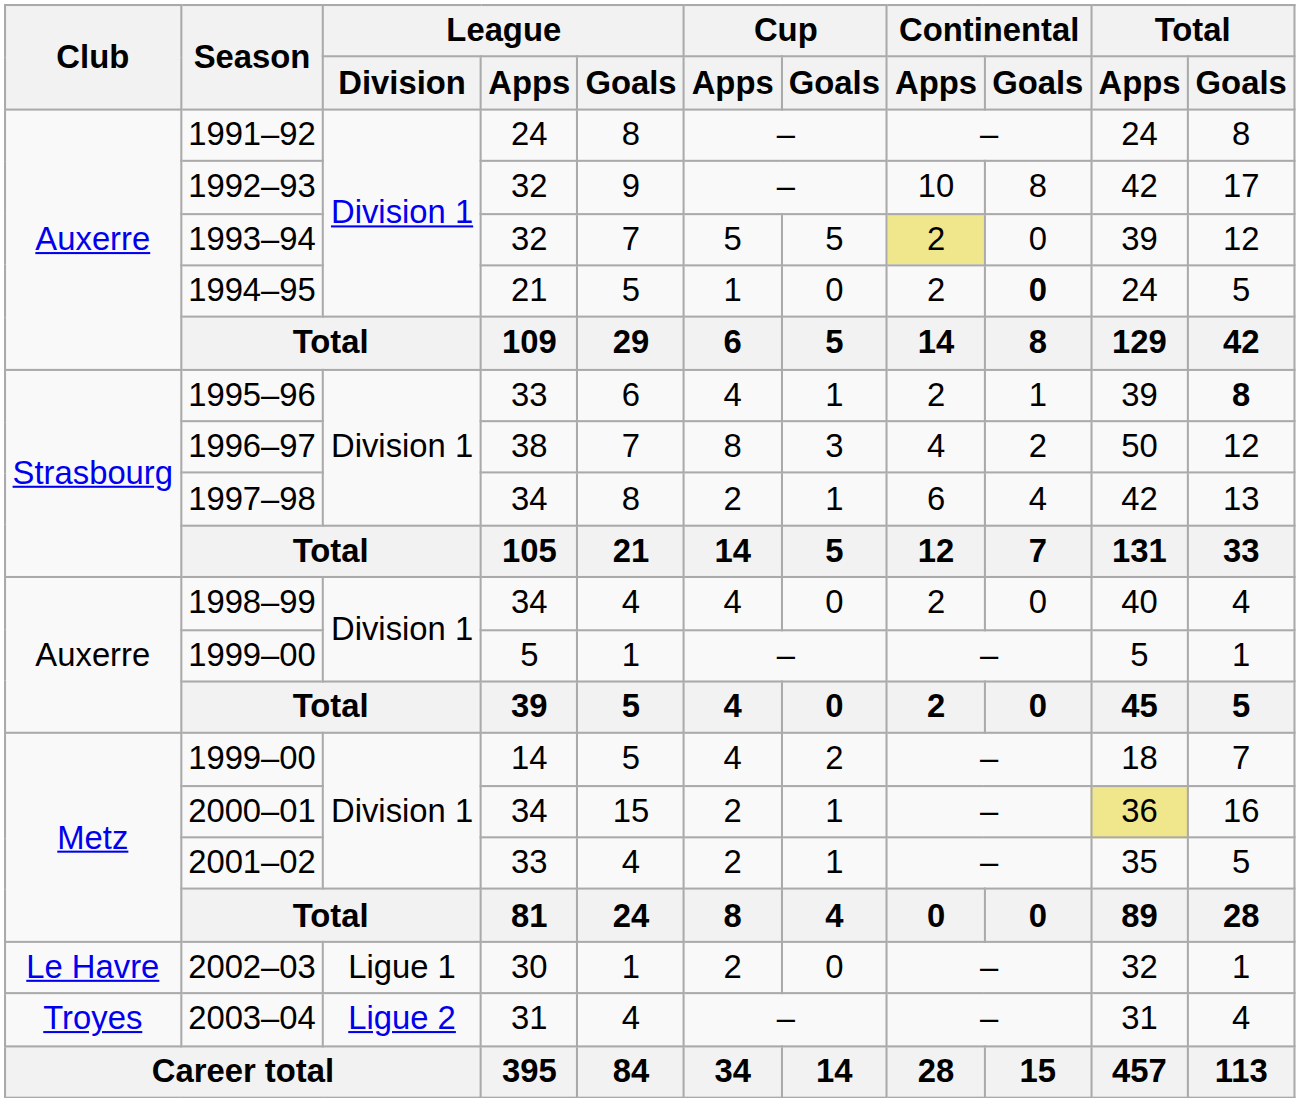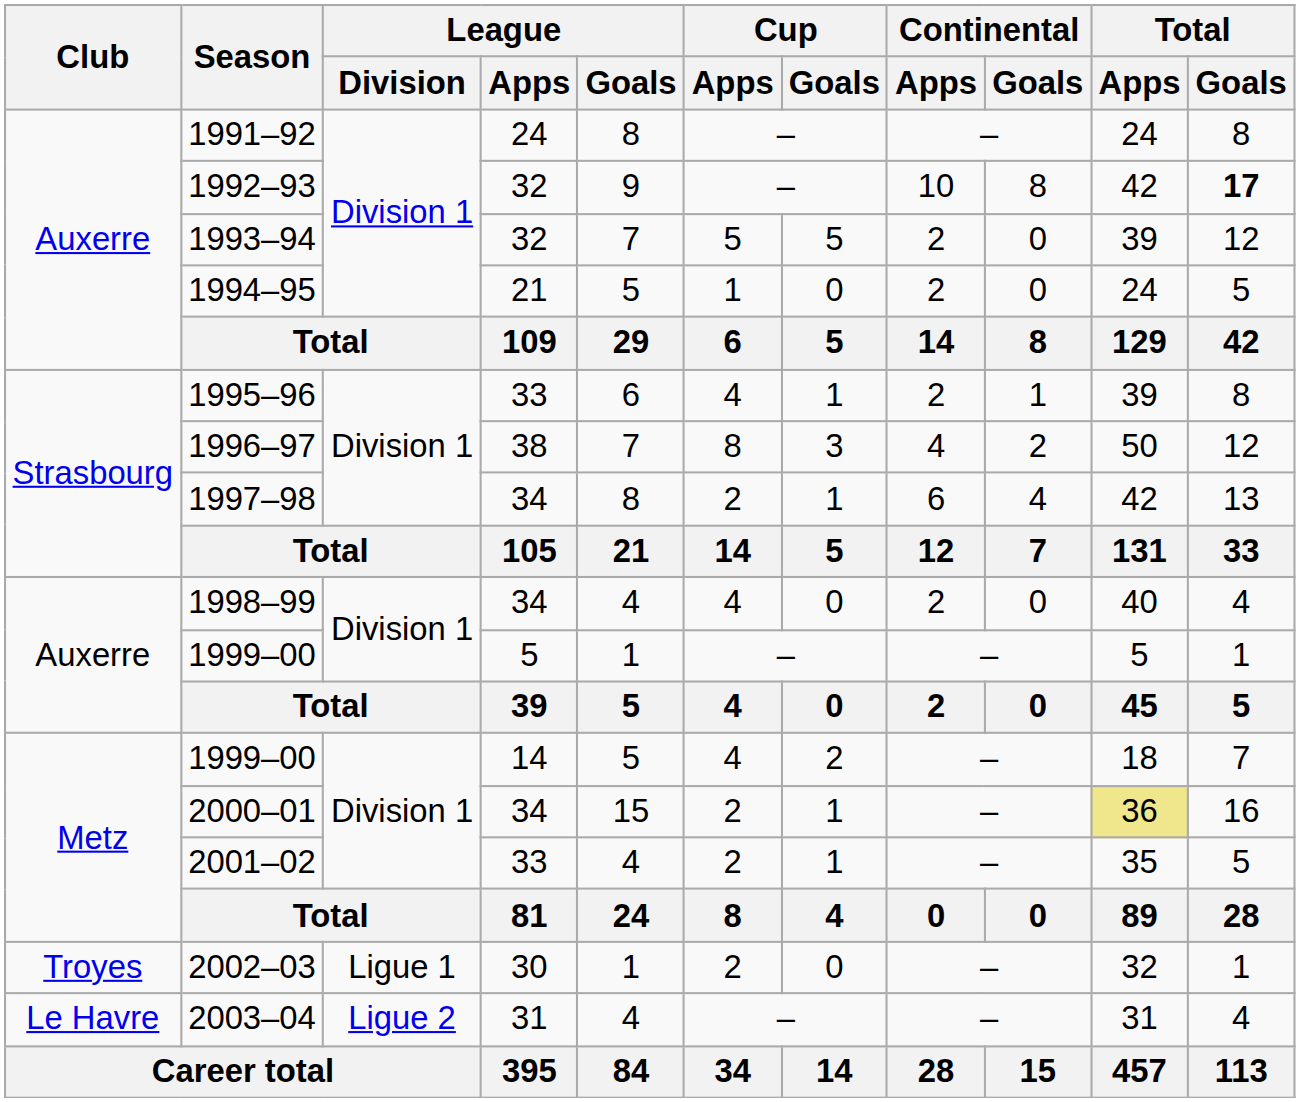(1241, 186) normal -> (1241, 186) bold
(936, 238) khaki background -> (936, 238) no background
(1038, 290) bold -> (1038, 290) normal
(1241, 394) bold -> (1241, 394) normal
(93, 966) Le Havre -> (93, 966) Troyes
(93, 1018) Troyes -> (93, 1018) Le Havre
